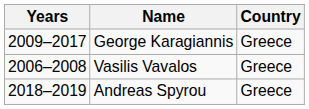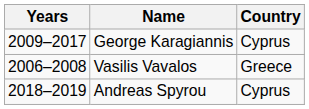(266, 41) Greece -> (265, 41) Cyprus
(266, 91) Greece -> (265, 91) Cyprus
